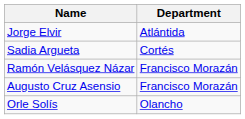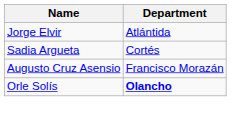- row: (71, 68)
(161, 104) normal -> (149, 86) bold
